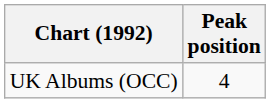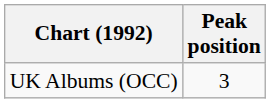(224, 80) 4 -> (224, 80) 3
